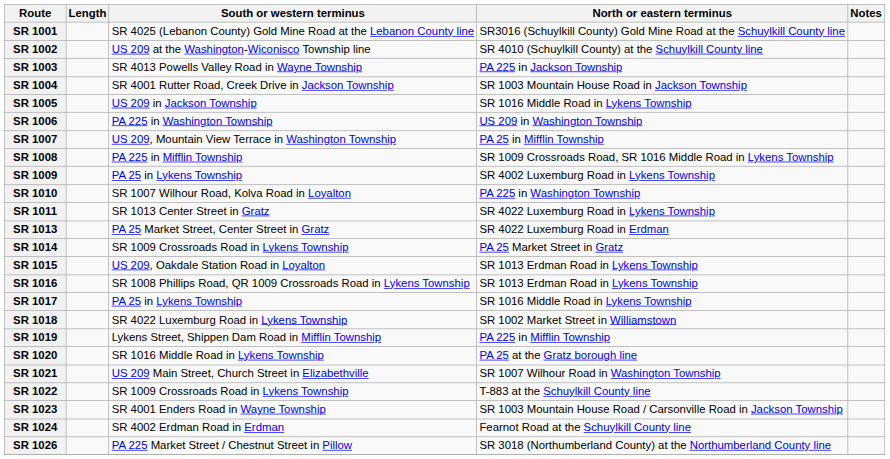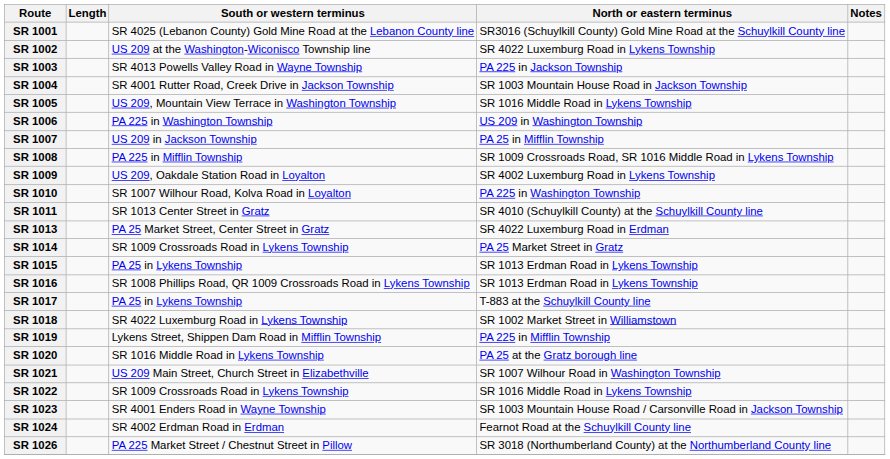(621, 49) SR 4010 (Schuylkill County) at the Schuylkill County line -> (597, 49) SR 4022 Luxemburg Road in Lykens Township
(184, 103) US 209 in Jackson Township -> (254, 103) US 209, Mountain View Terrace in Washington Township
(254, 139) US 209, Mountain View Terrace in Washington Township -> (184, 139) US 209 in Jackson Township
(177, 175) PA 25 in Lykens Township -> (218, 175) US 209, Oakdale Station Road in Loyalton
(597, 211) SR 4022 Luxemburg Road in Lykens Township -> (621, 211) SR 4010 (Schuylkill County) at the Schuylkill County line
(218, 265) US 209, Oakdale Station Road in Loyalton -> (177, 265) PA 25 in Lykens Township
(586, 301) SR 1016 Middle Road in Lykens Township -> (565, 301) T-883 at the Schuylkill County line
(565, 391) T-883 at the Schuylkill County line -> (586, 391) SR 1016 Middle Road in Lykens Township
